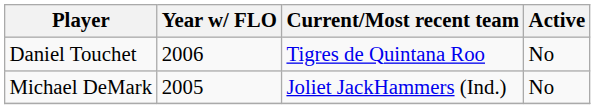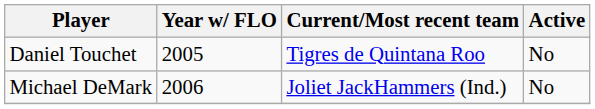(182, 53) 2006 -> (182, 53) 2005
(182, 86) 2005 -> (182, 86) 2006
